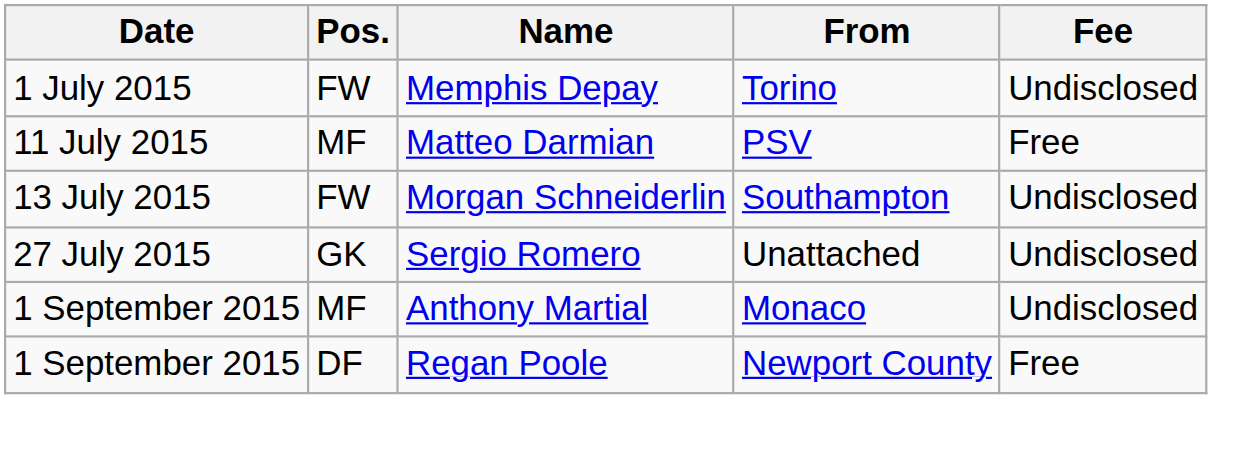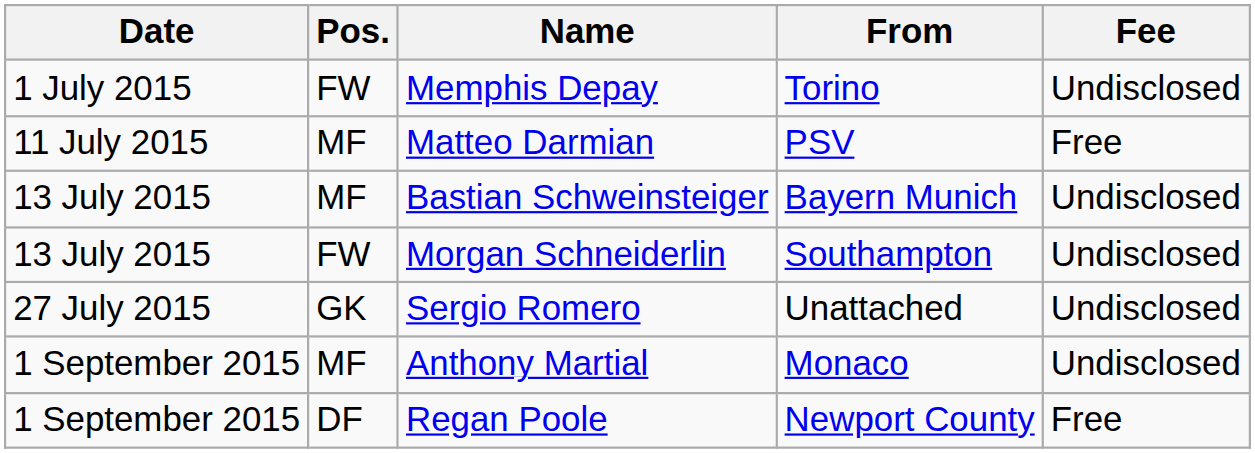+ row: (587, 198)
